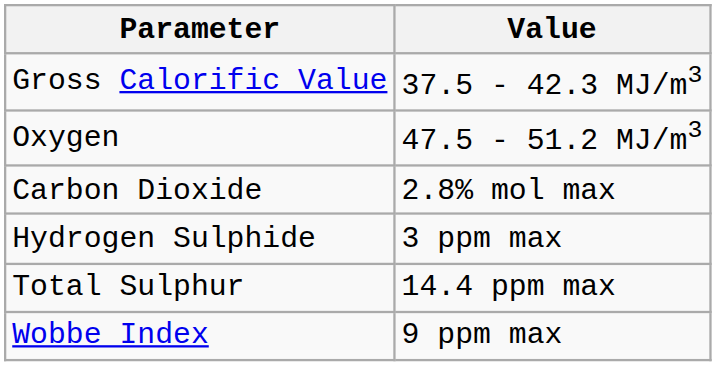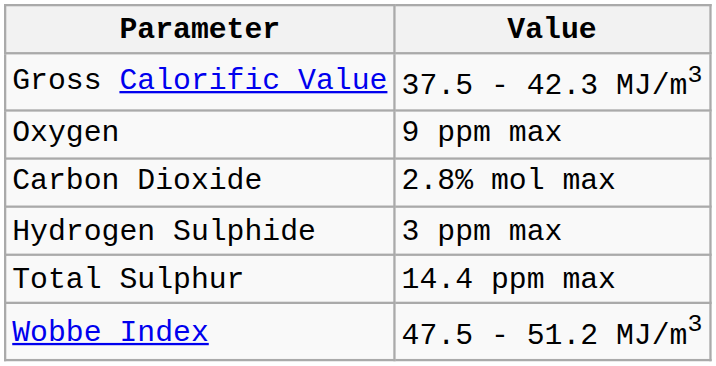(552, 138) 47.5 - 51.2 MJ/m3 -> (482, 134) 9 ppm max
(482, 336) 9 ppm max -> (552, 332) 47.5 - 51.2 MJ/m3
